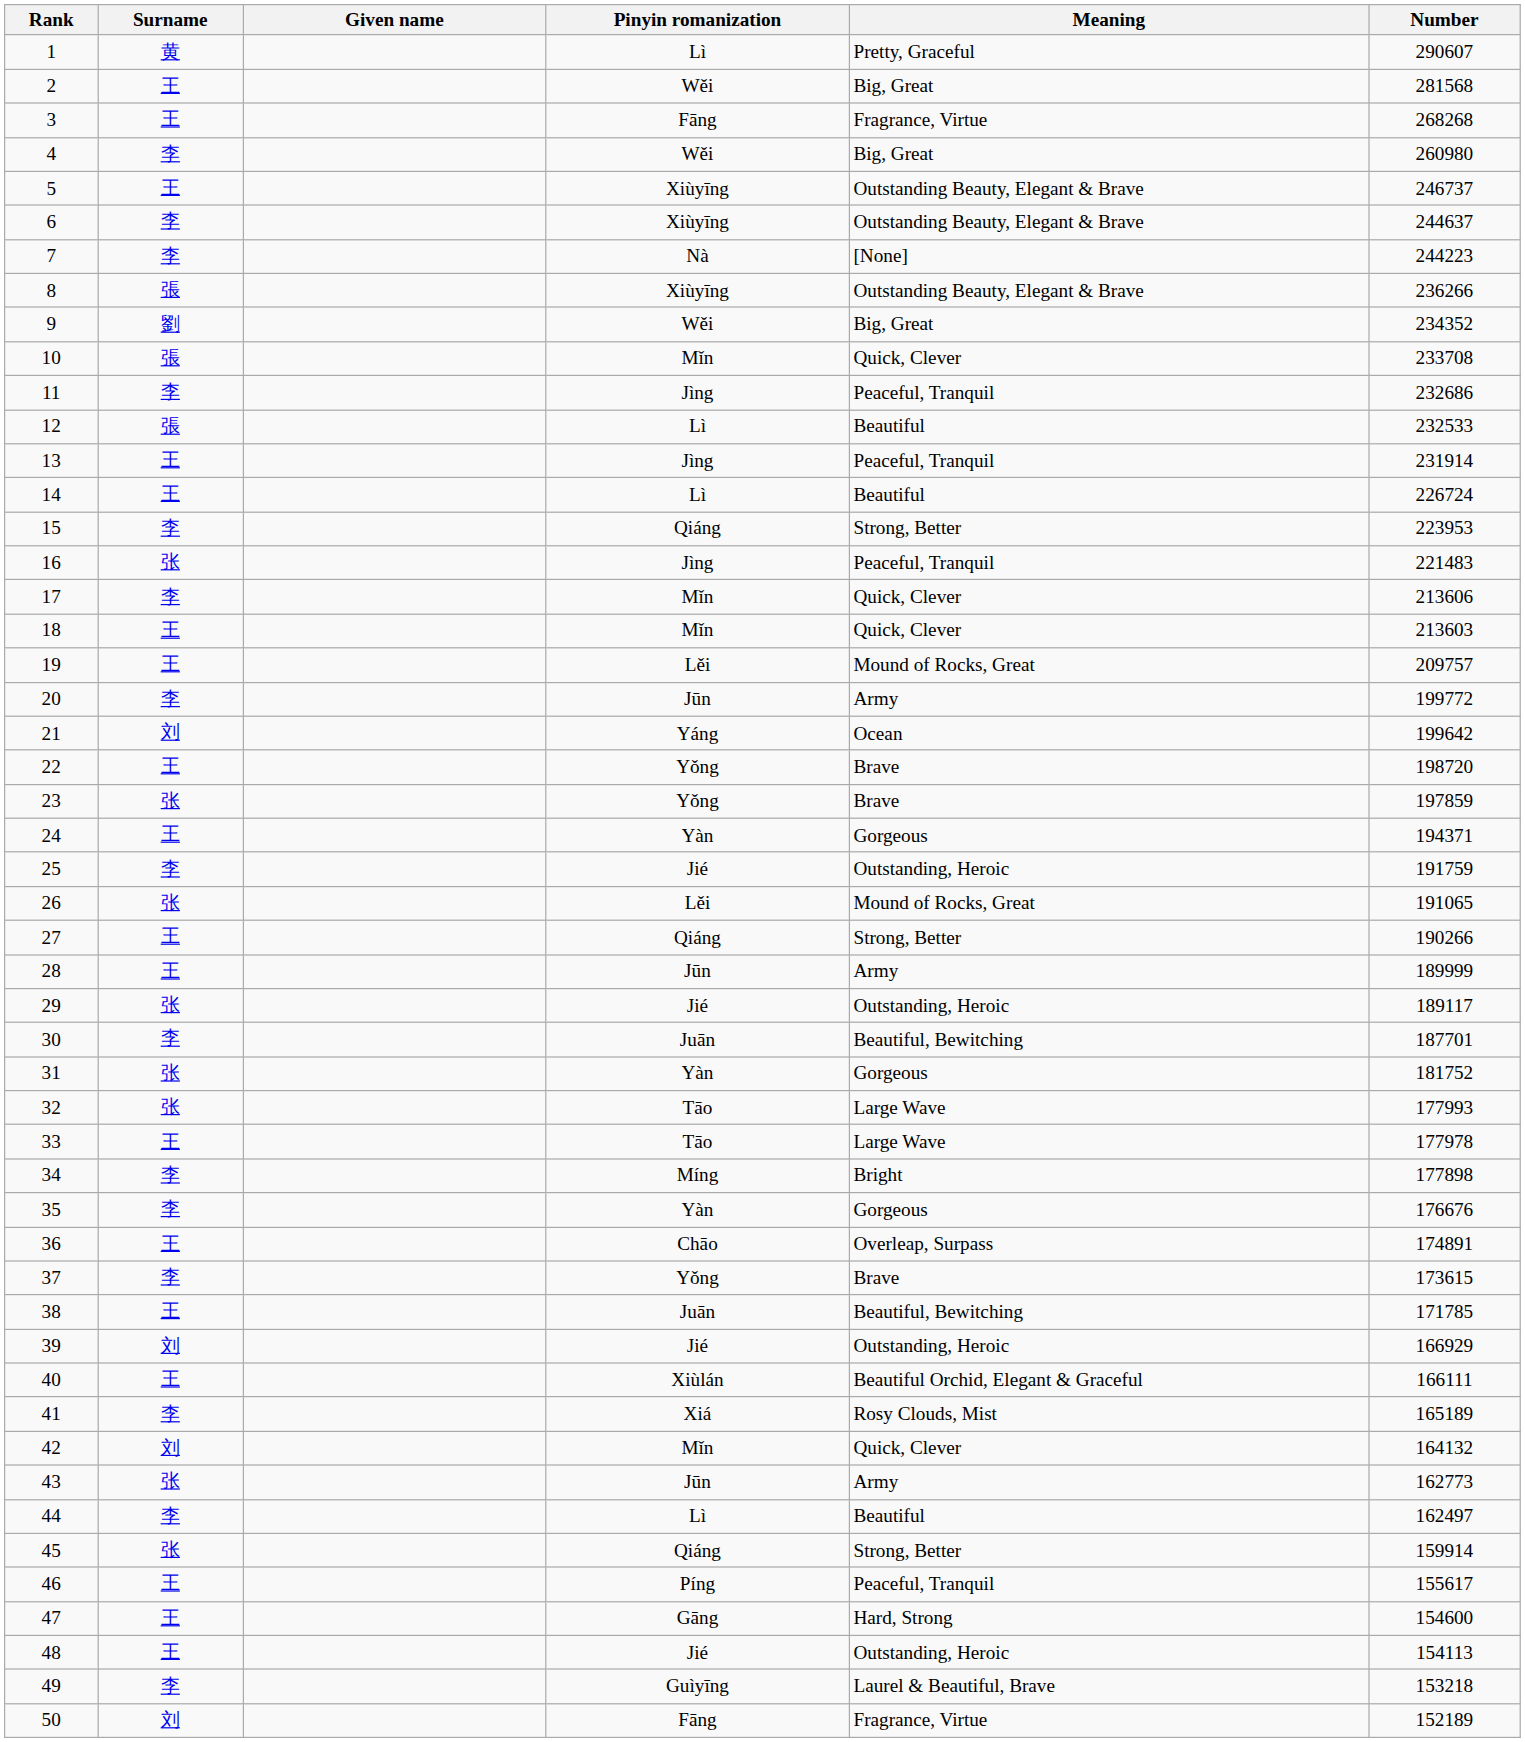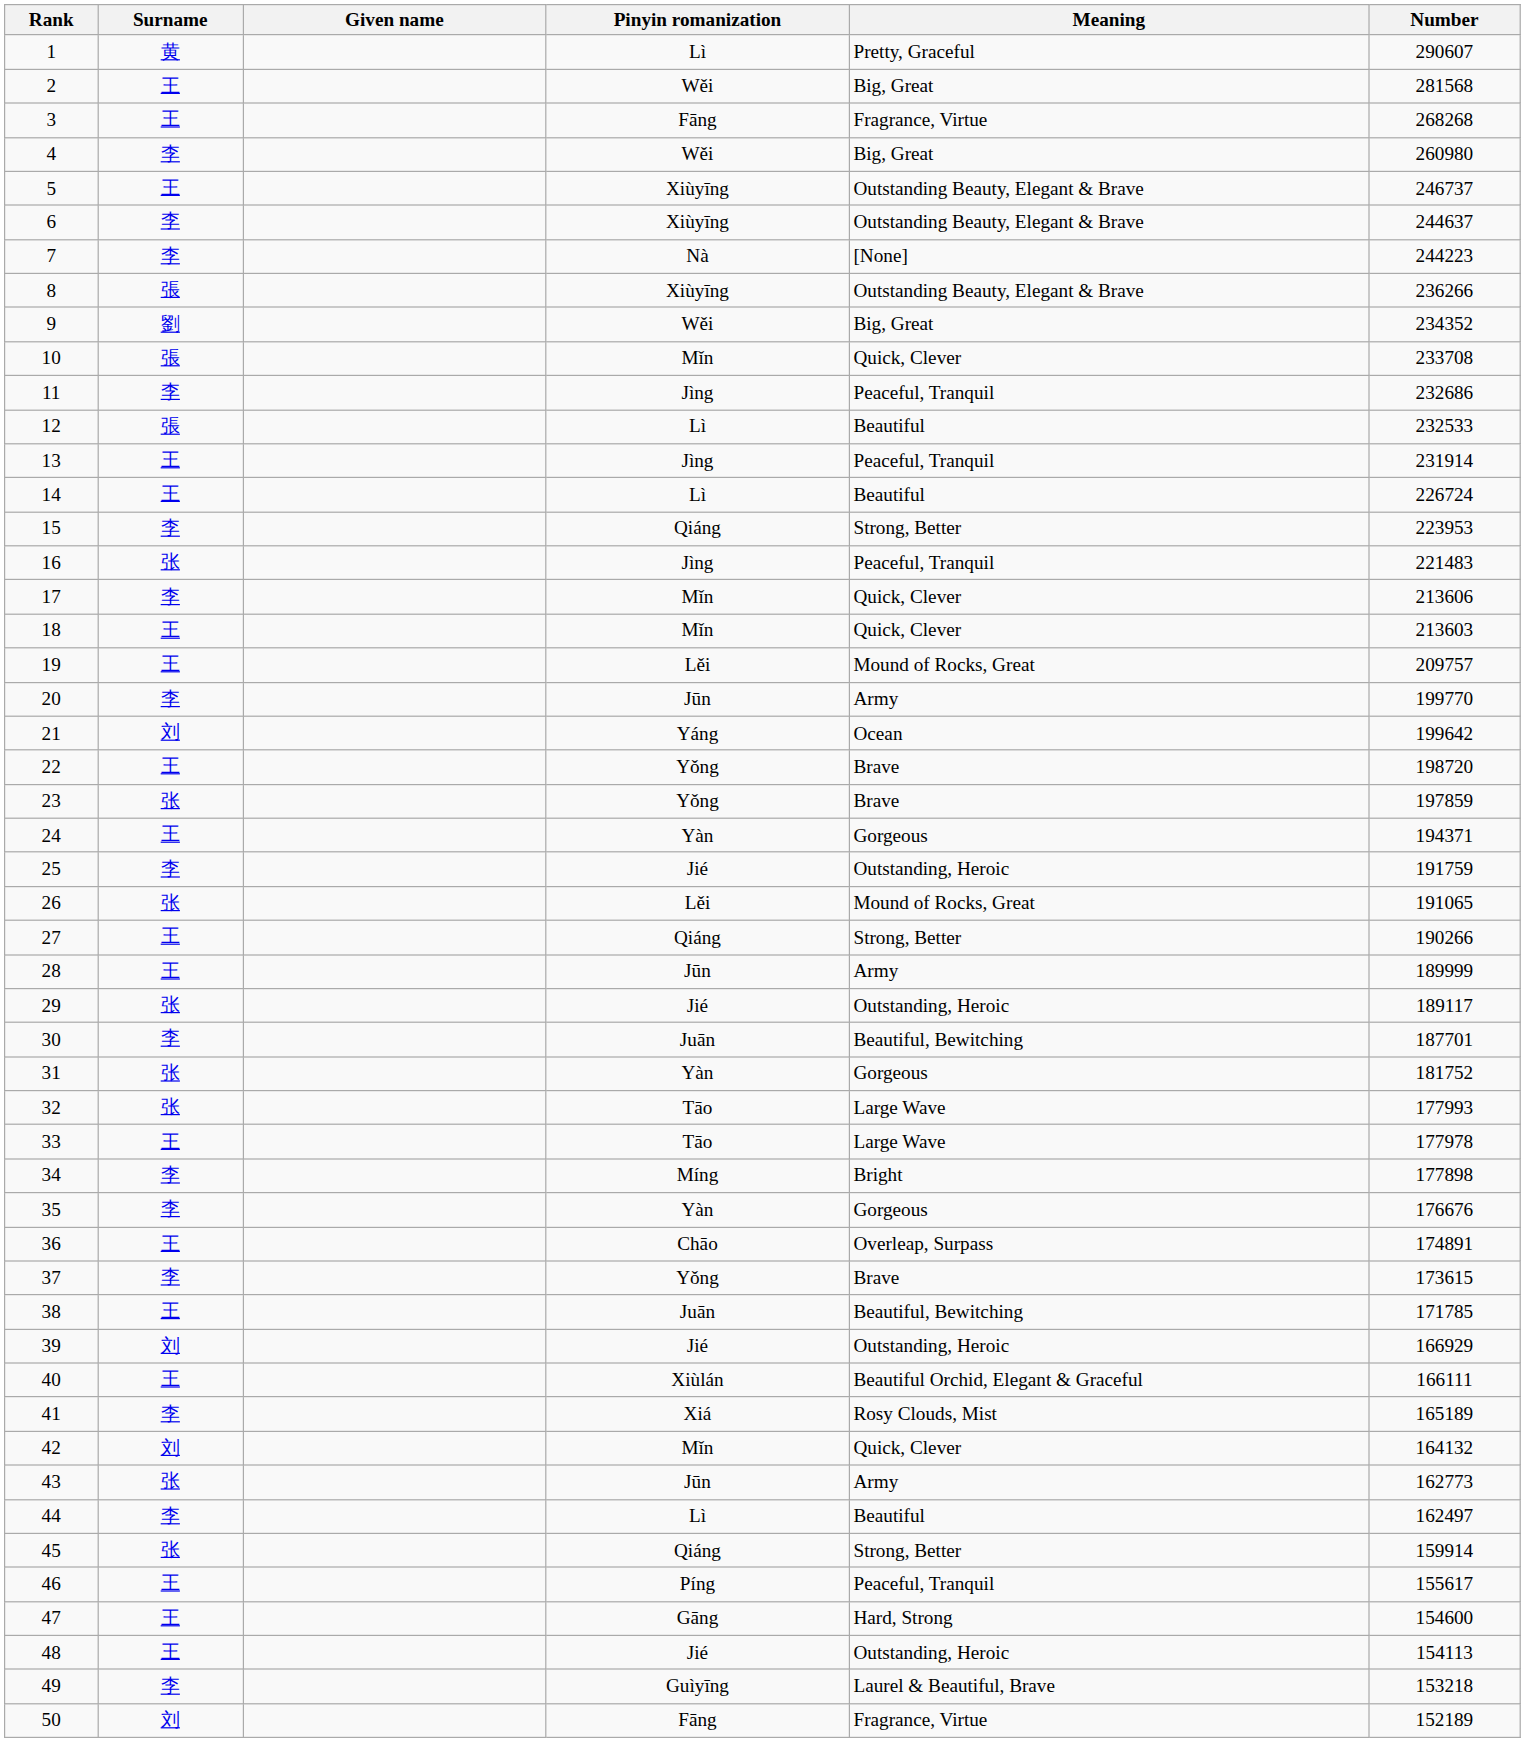(1444, 698) 199772 -> (1444, 698) 199770
